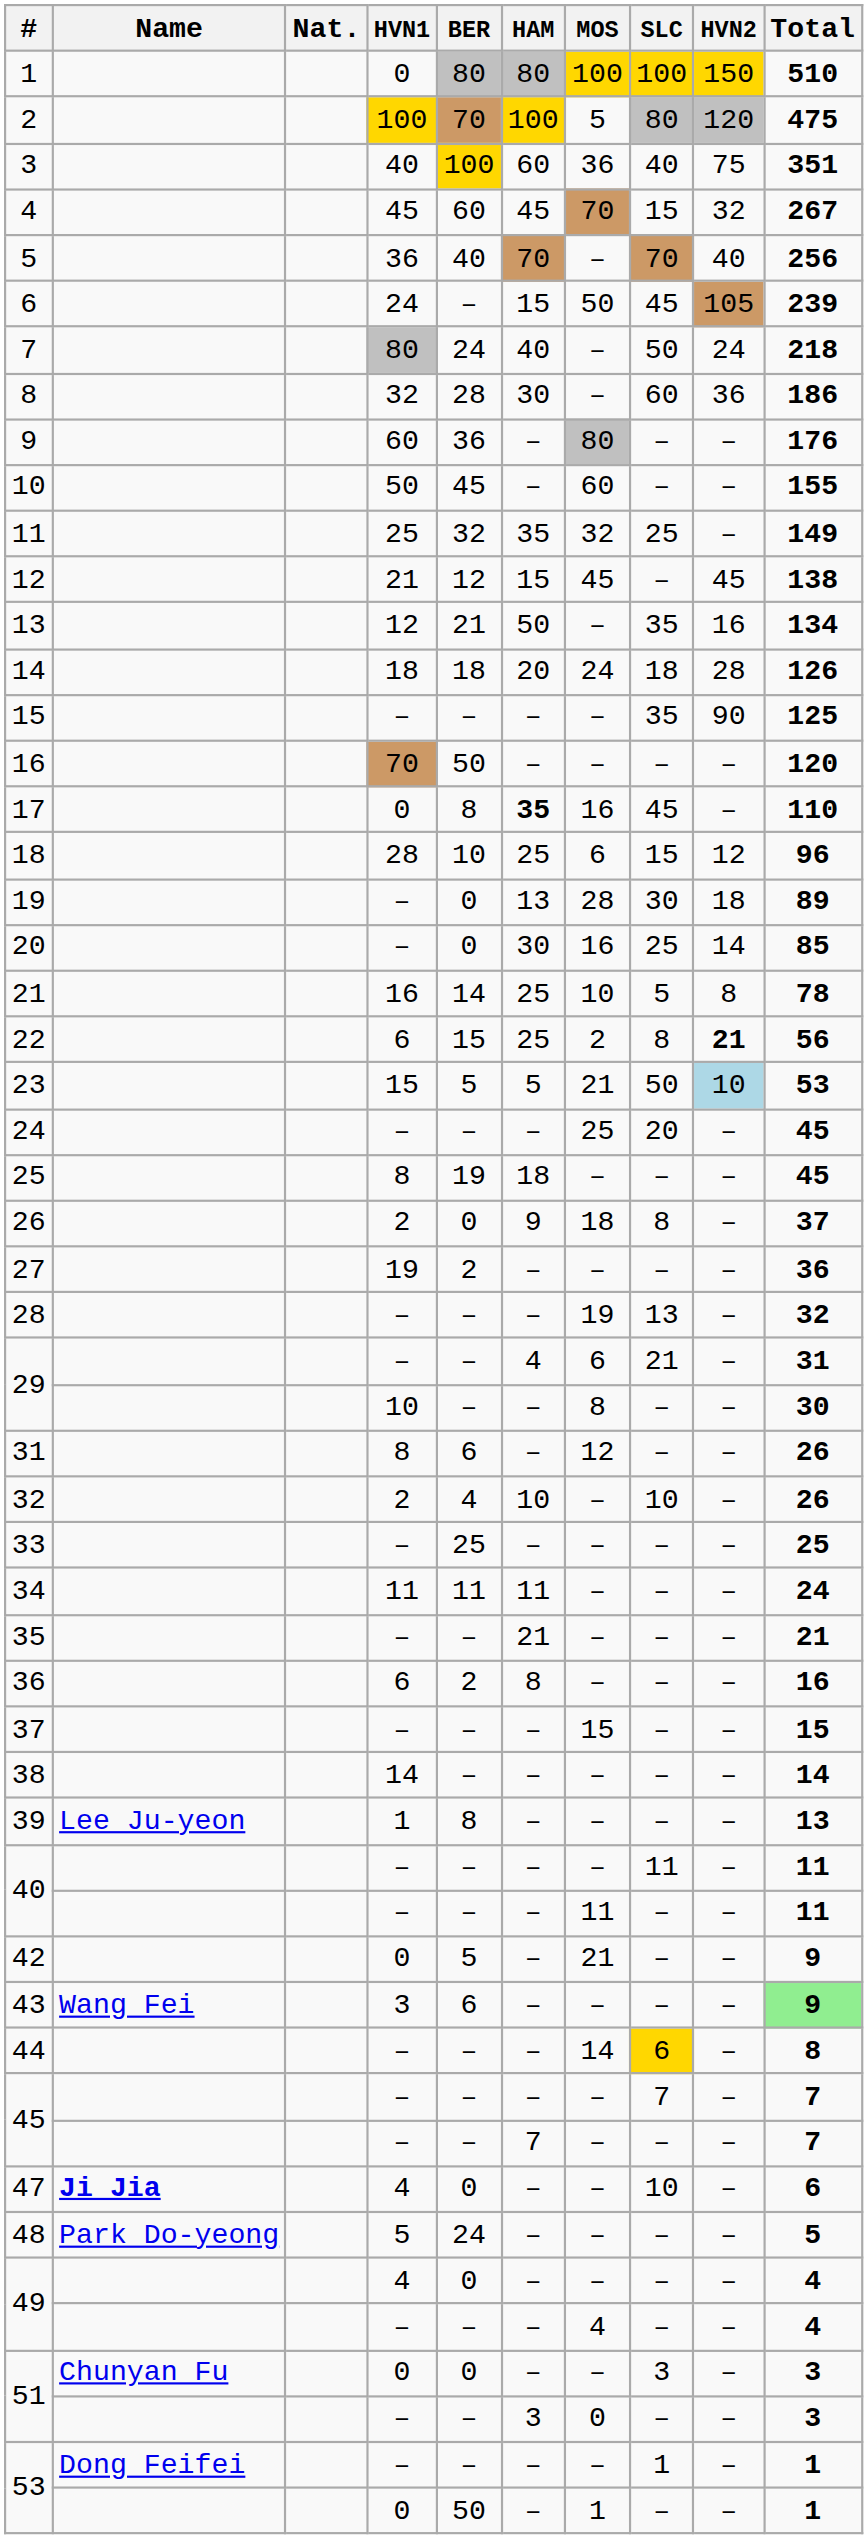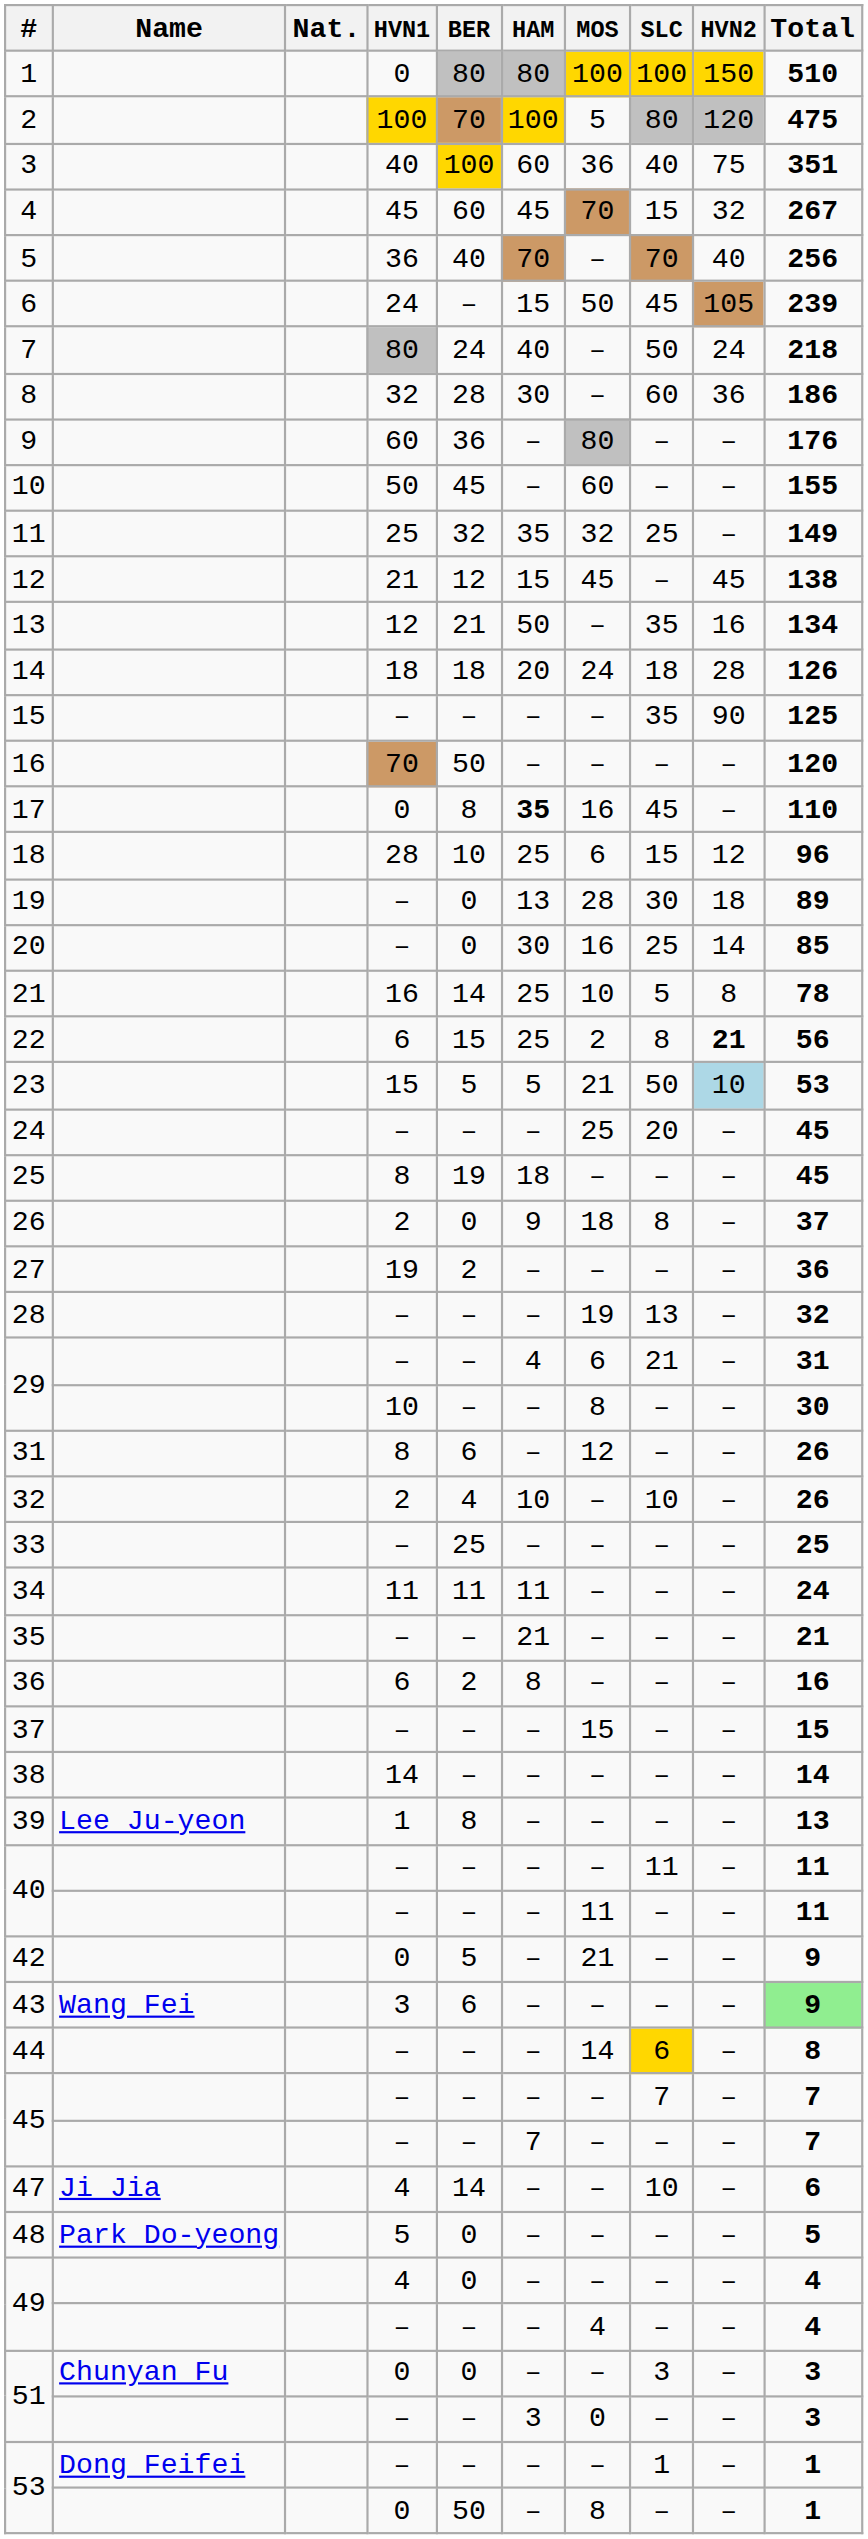(110, 2189) bold -> (110, 2189) normal
(469, 2189) 0 -> (469, 2189) 14
(469, 2235) 24 -> (469, 2235) 0
(597, 2511) 1 -> (597, 2511) 8
